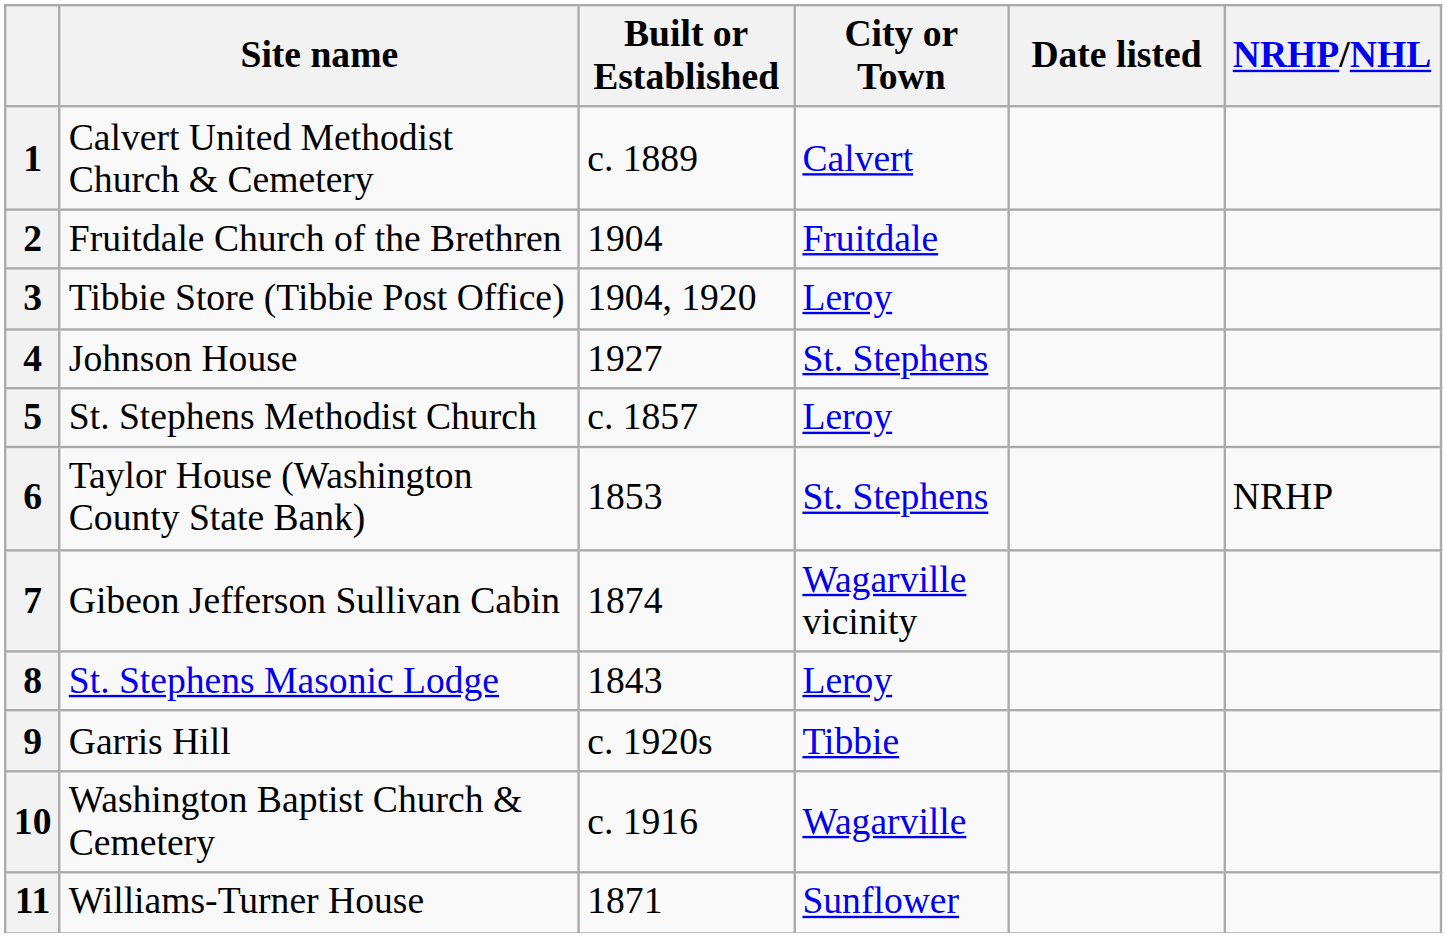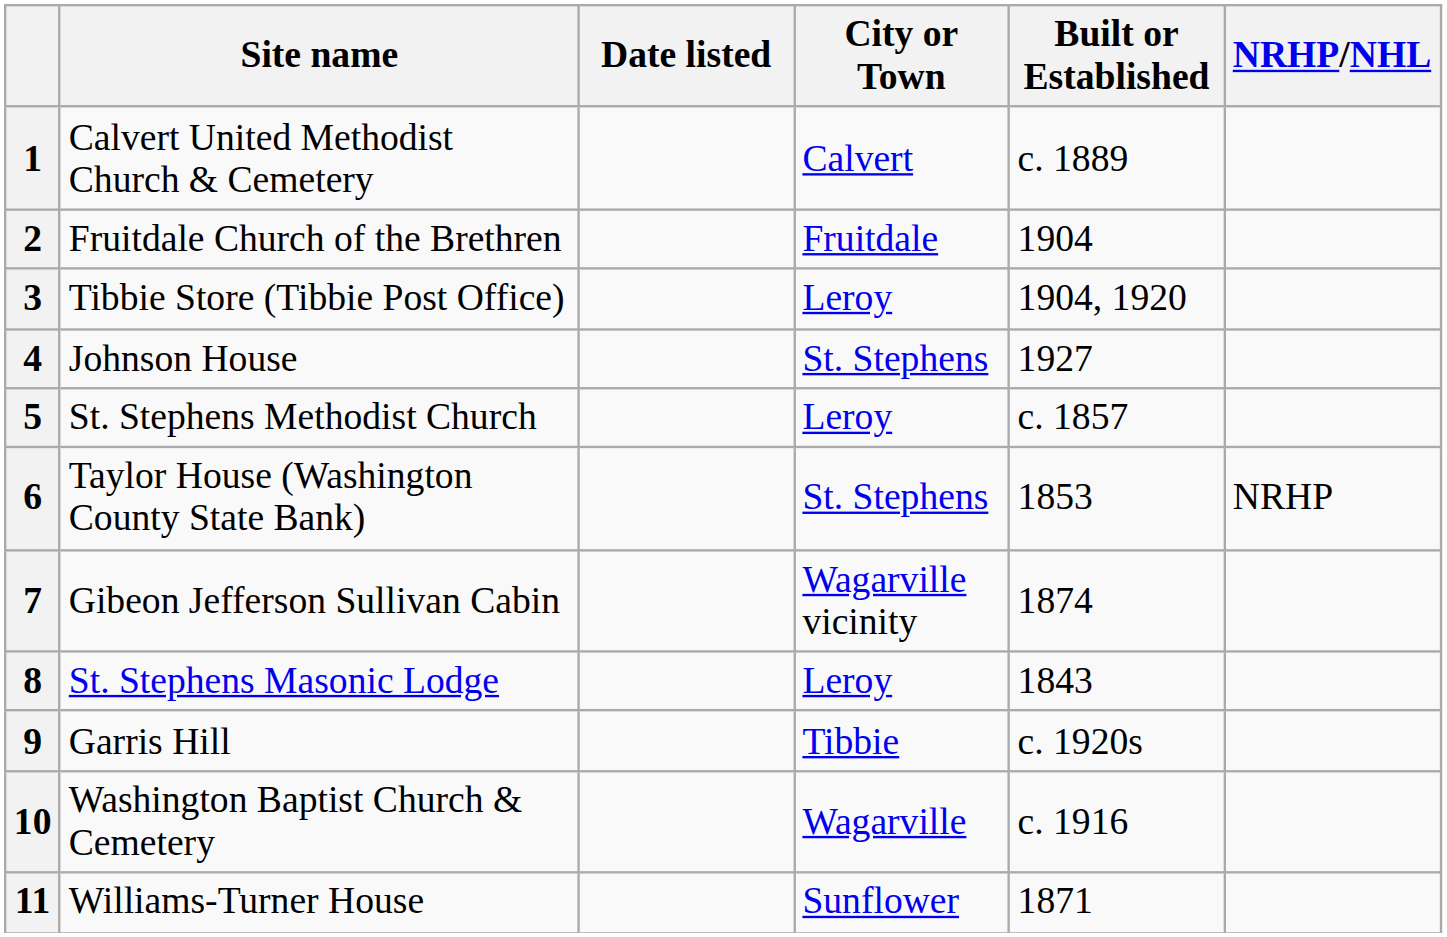columns swapped: (1117, 55) <-> (686, 55)
